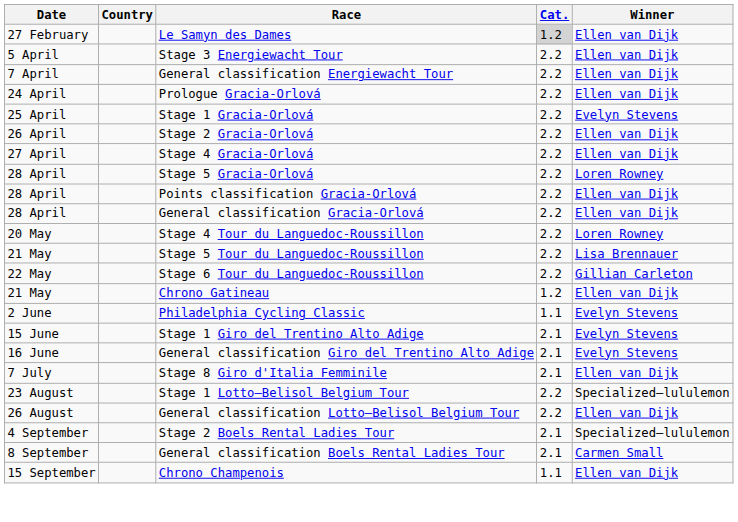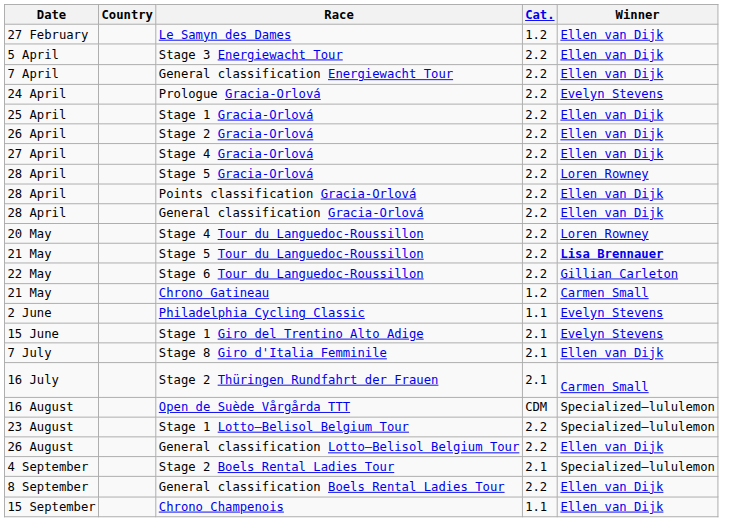(551, 34) lightgrey background -> (536, 34) no background
(627, 94) Ellen van Dijk -> (612, 94) Evelyn Stevens
(627, 114) Evelyn Stevens -> (612, 114) Ellen van Dijk
(627, 253) normal -> (612, 253) bold
(627, 293) Ellen van Dijk -> (605, 293) Carmen Small
- row: (346, 353)
+ row: (299, 380)
+ row: (254, 407)
(551, 453) 2.1 -> (536, 487) 2.2
(619, 453) Carmen Small -> (612, 487) Ellen van Dijk
